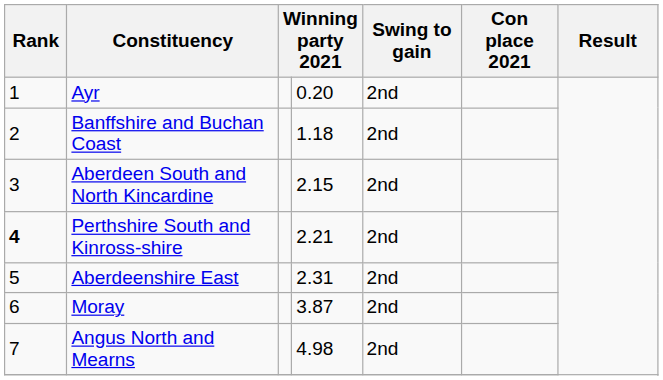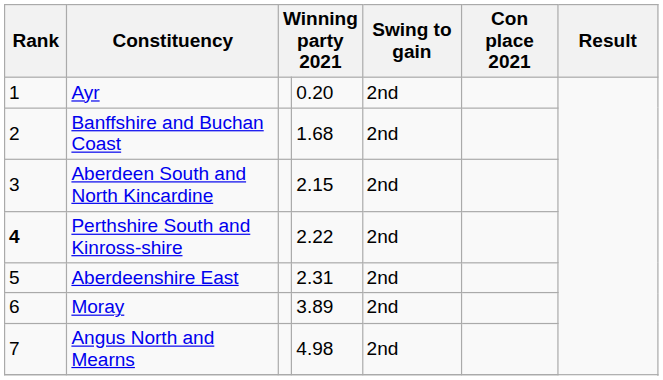(315, 133) 1.18 -> (315, 133) 1.68
(315, 236) 2.21 -> (315, 236) 2.22
(315, 307) 3.87 -> (315, 307) 3.89
